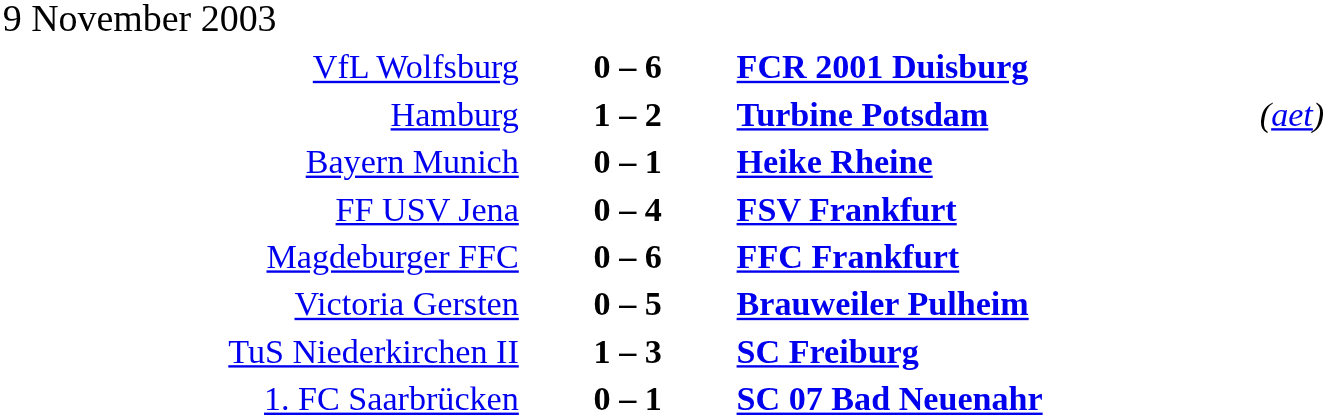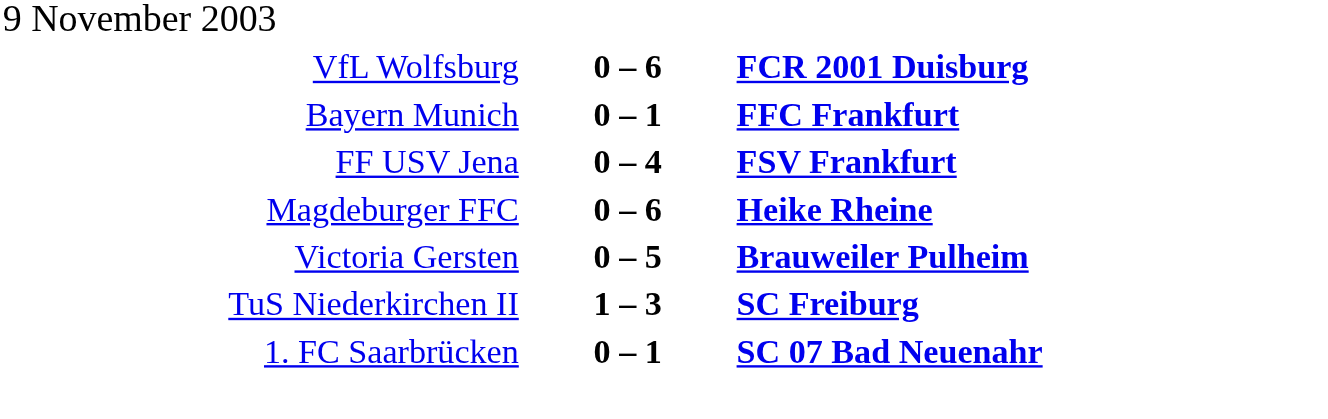- row: (455, 114)
(835, 161) Heike Rheine -> (848, 114) FFC Frankfurt
(848, 256) FFC Frankfurt -> (835, 209) Heike Rheine
